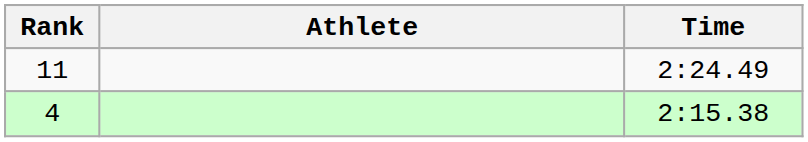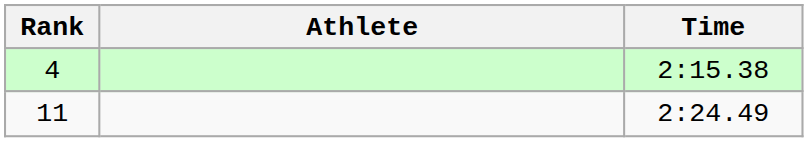rows swapped: (52, 114) <-> (52, 70)
